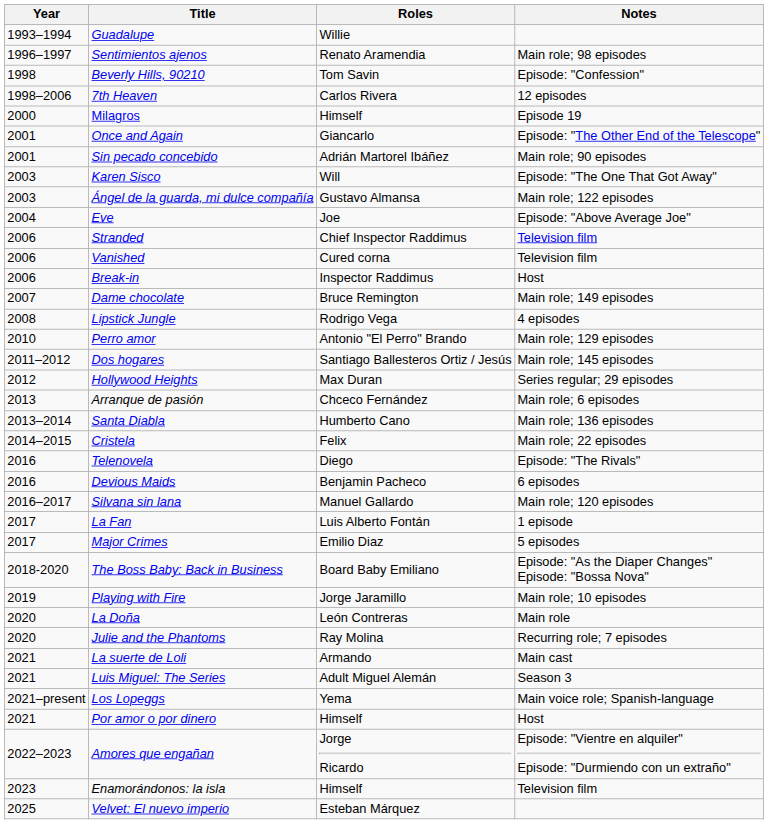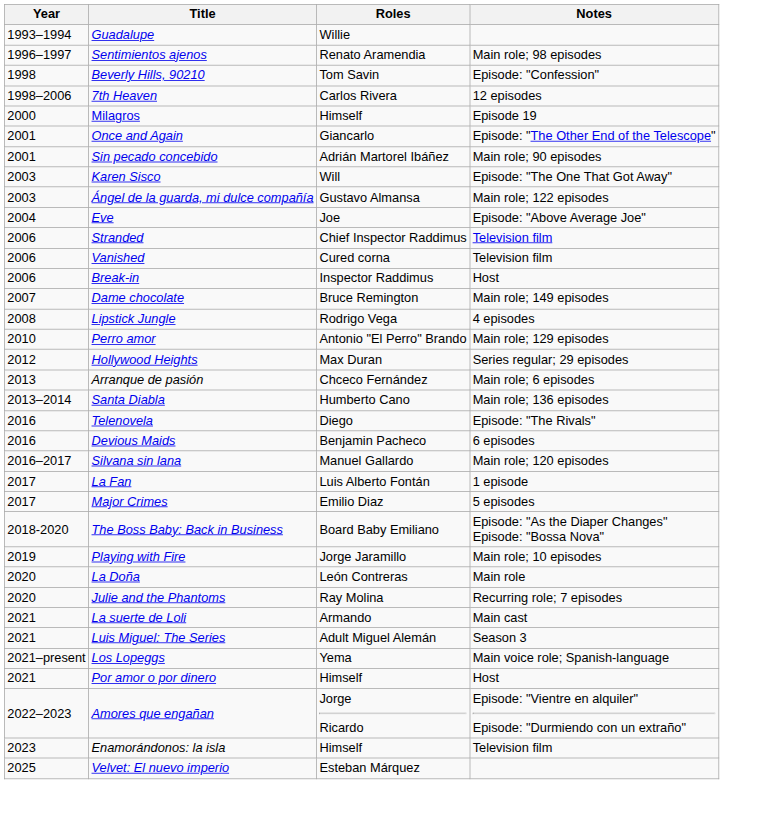- row: (128, 359)
- row: (113, 440)
